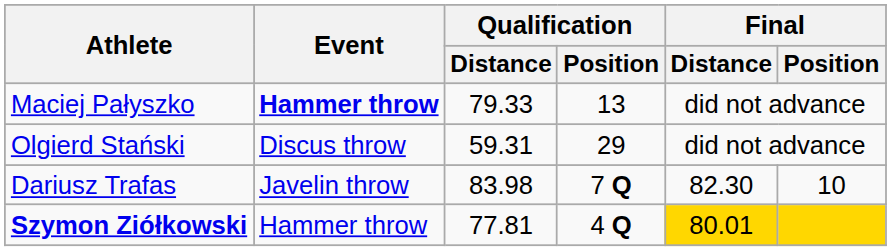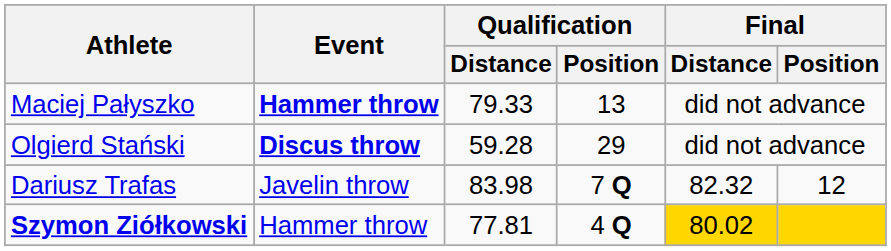(333, 145) normal -> (340, 145) bold
(501, 145) 59.31 -> (501, 145) 59.28
(721, 185) 82.30 -> (721, 185) 82.32
(831, 185) 10 -> (831, 185) 12
(721, 226) 80.01 -> (721, 226) 80.02
